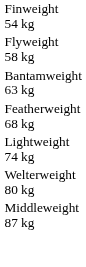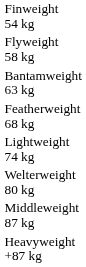+ row: (40, 248)
